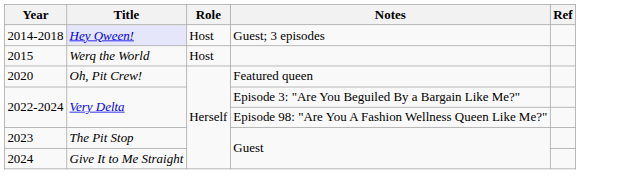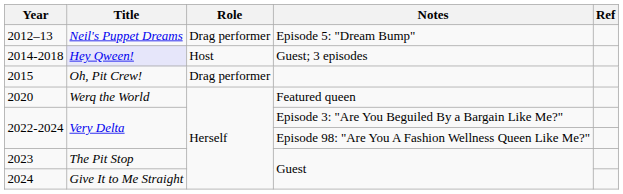+ row: (30, 35)
(109, 55) Werq the World -> (106, 76) Oh, Pit Crew!
(201, 55) Host -> (230, 76) Drag performer
(106, 76) Oh, Pit Crew! -> (109, 96) Werq the World
